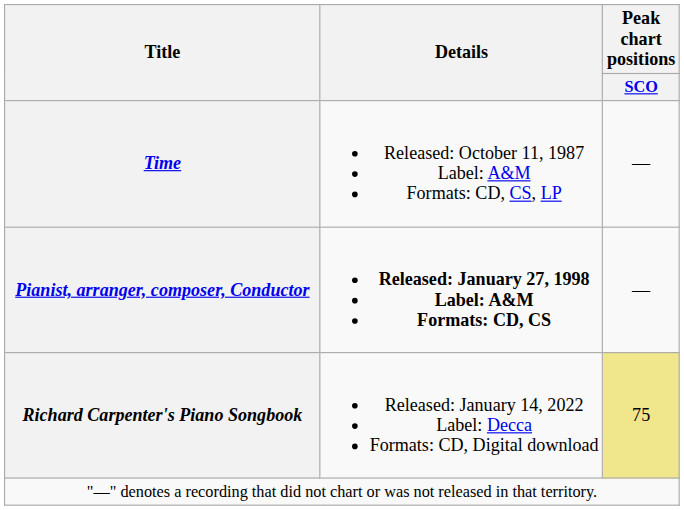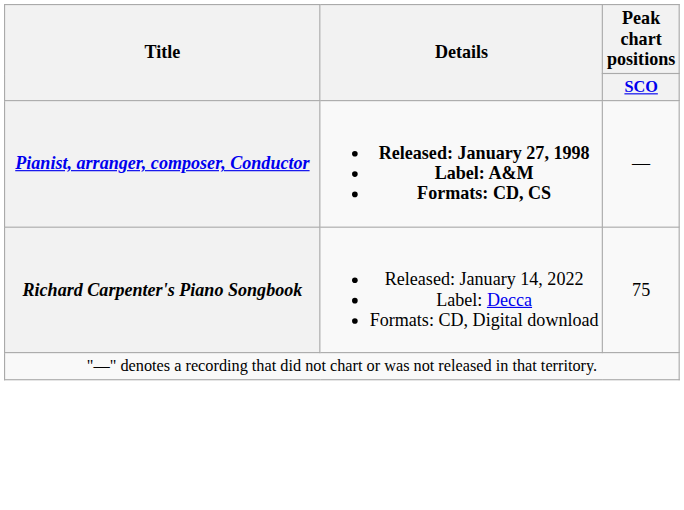- row: (162, 163)
(641, 415) khaki background -> (641, 289) no background
